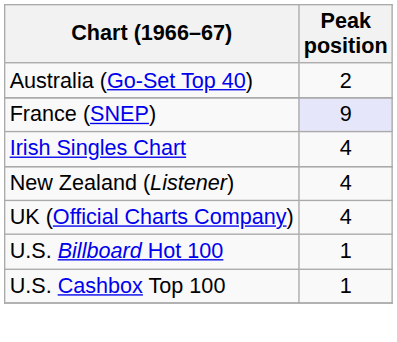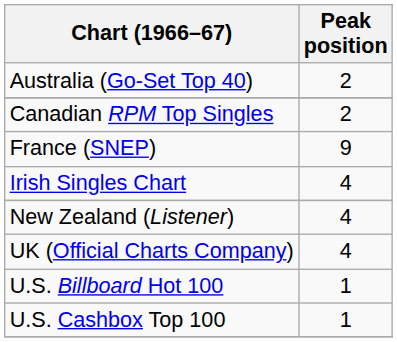+ row: (142, 114)
(346, 114) lavender background -> (346, 148) no background
